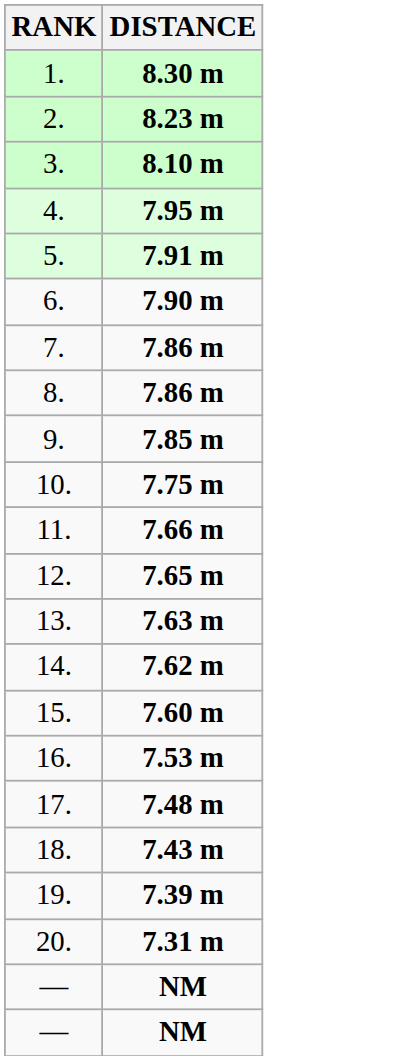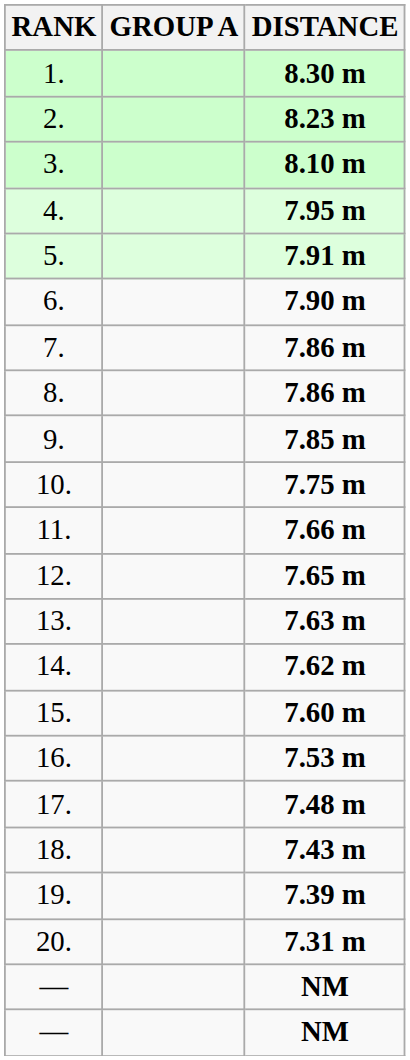+ column: (174, 27)
